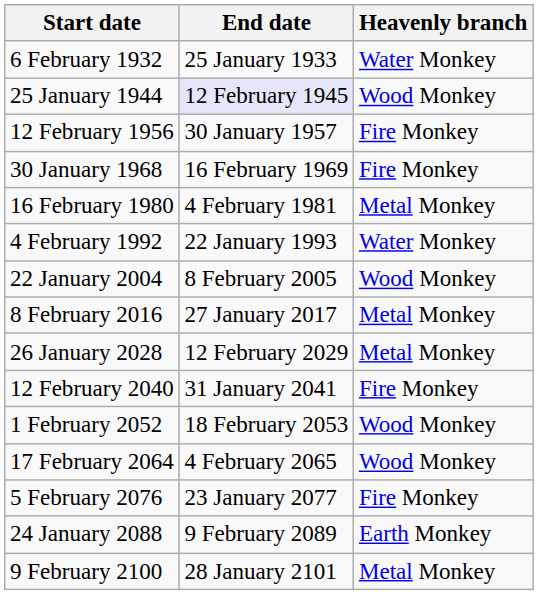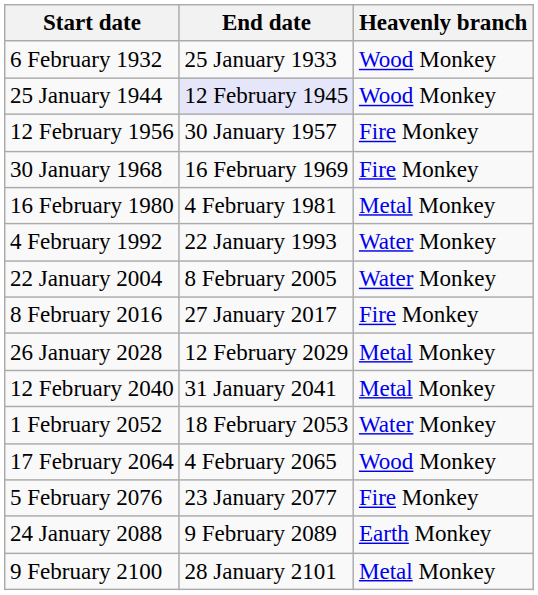(427, 59) Water Monkey -> (427, 59) Wood Monkey
(427, 278) Wood Monkey -> (427, 278) Water Monkey
(427, 315) Metal Monkey -> (419, 315) Fire Monkey
(419, 388) Fire Monkey -> (427, 388) Metal Monkey
(427, 424) Wood Monkey -> (427, 424) Water Monkey
